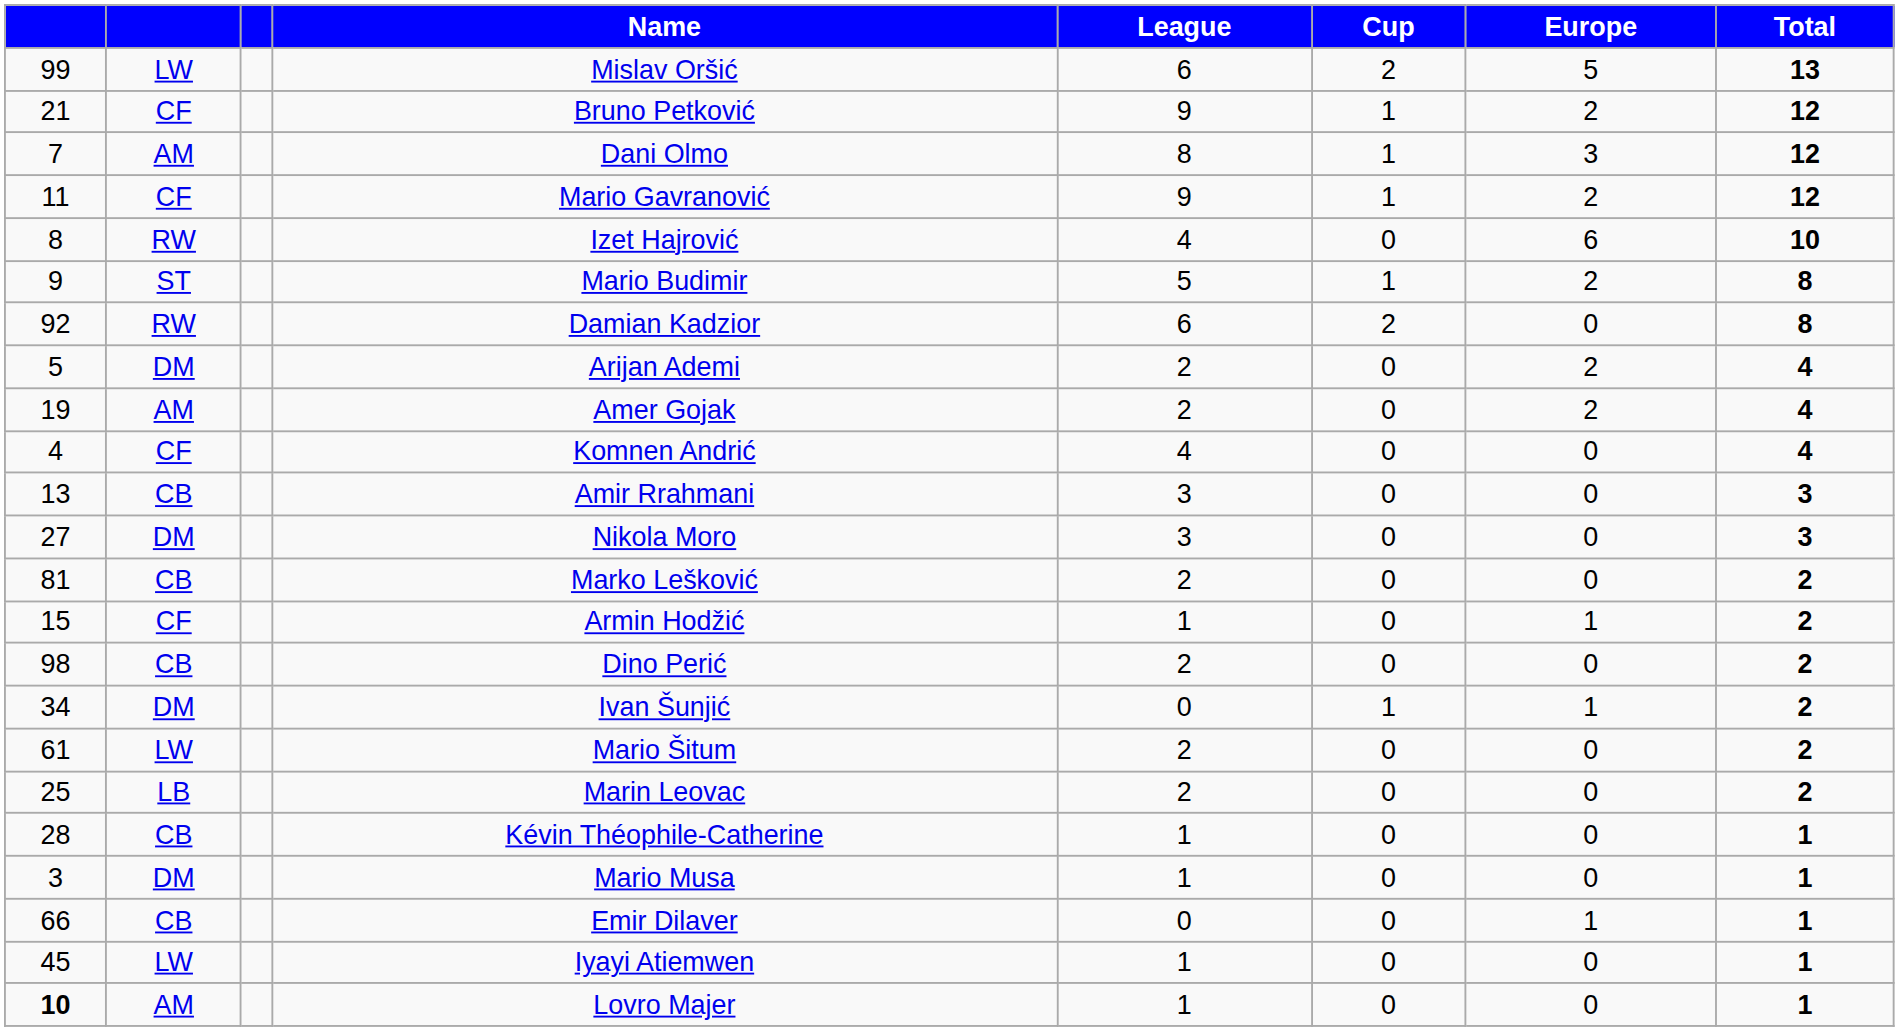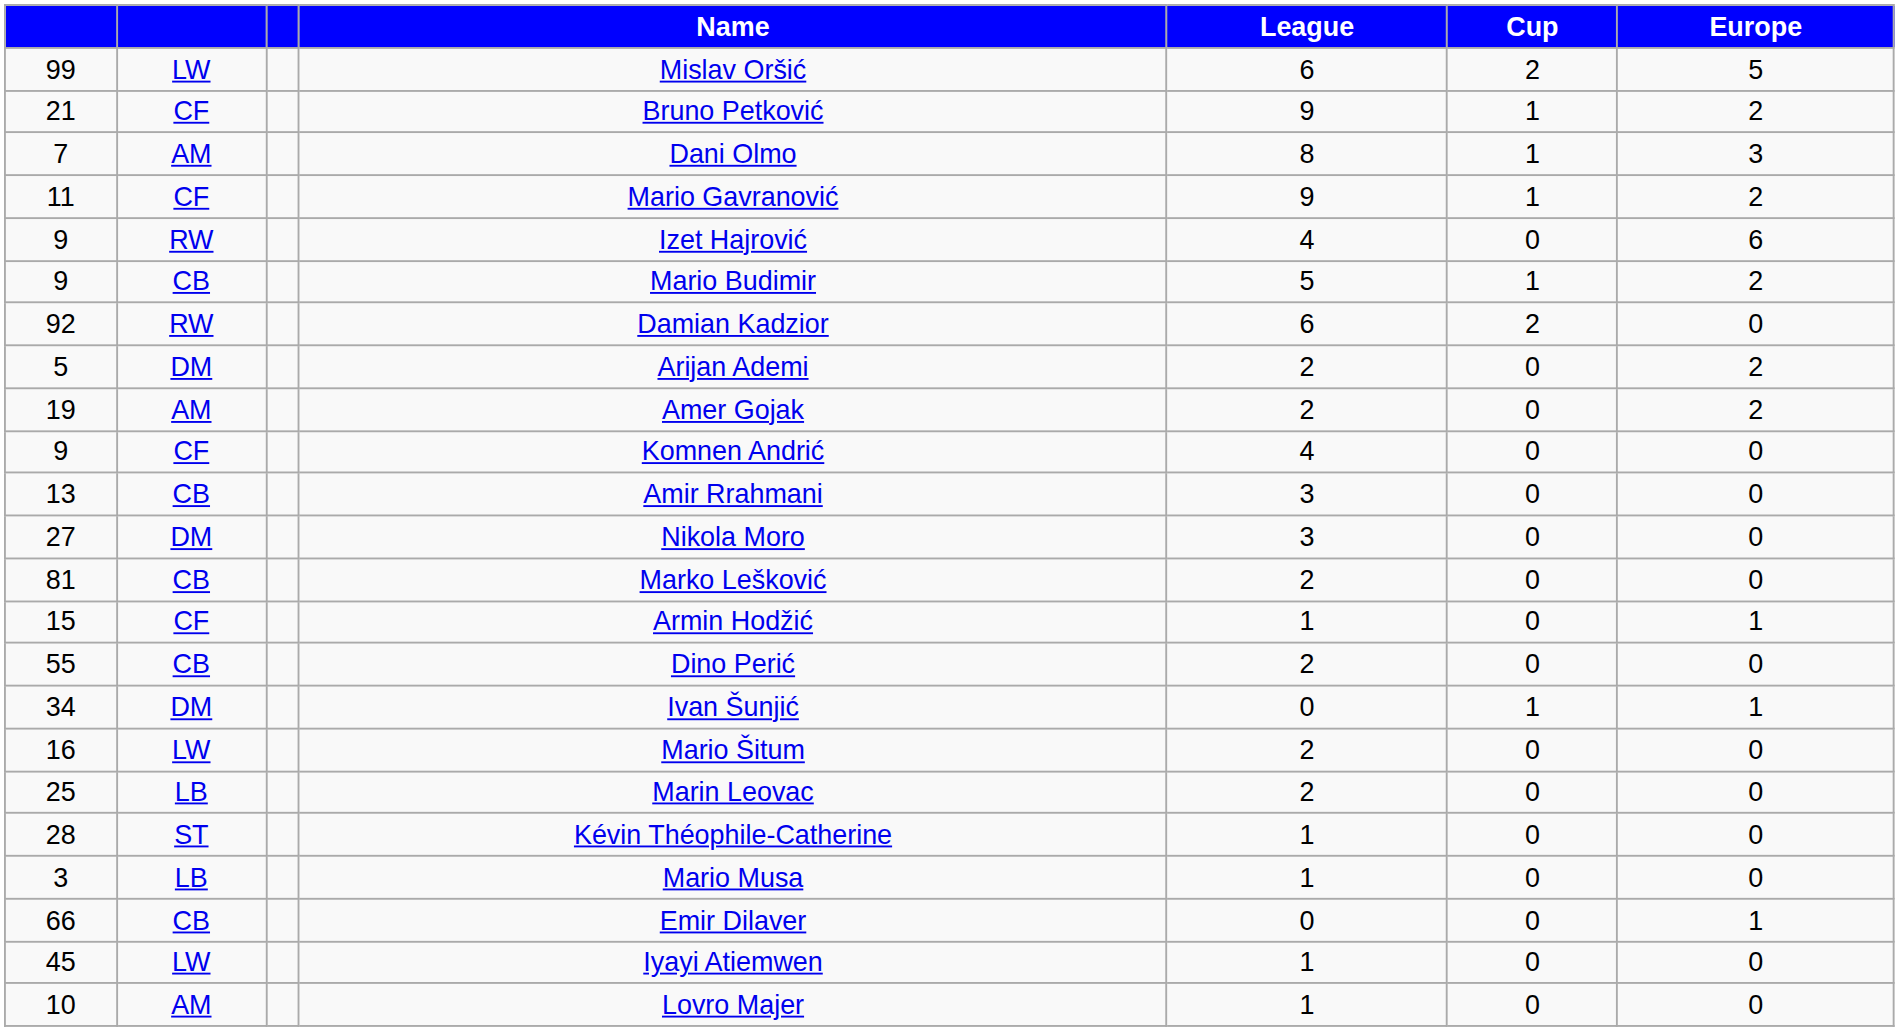- column: (1805, 27)
(55, 239) 8 -> (61, 239) 9
(174, 282) ST -> (191, 282) CB
(55, 452) 4 -> (61, 452) 9
(55, 665) 98 -> (61, 665) 55
(55, 750) 61 -> (61, 750) 16
(174, 835) CB -> (191, 835) ST
(174, 877) DM -> (191, 877) LB
(55, 1005) bold -> (61, 1005) normal
